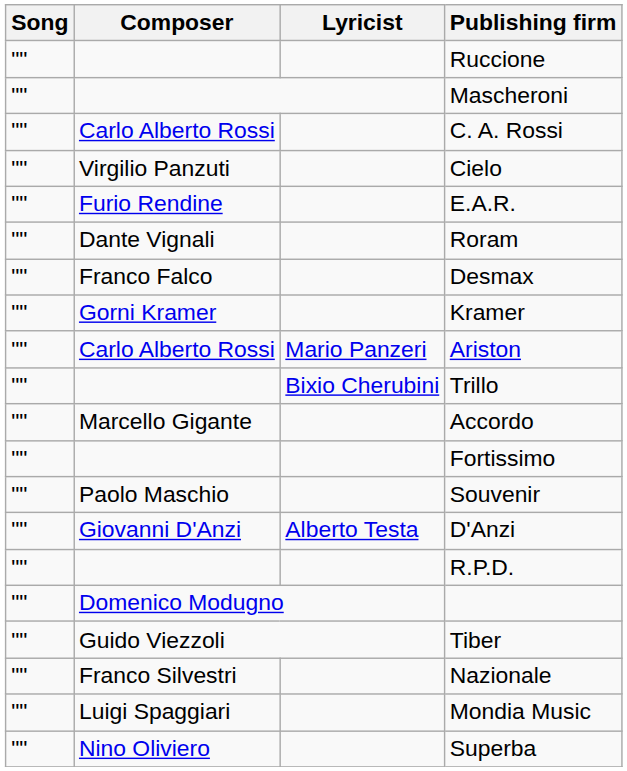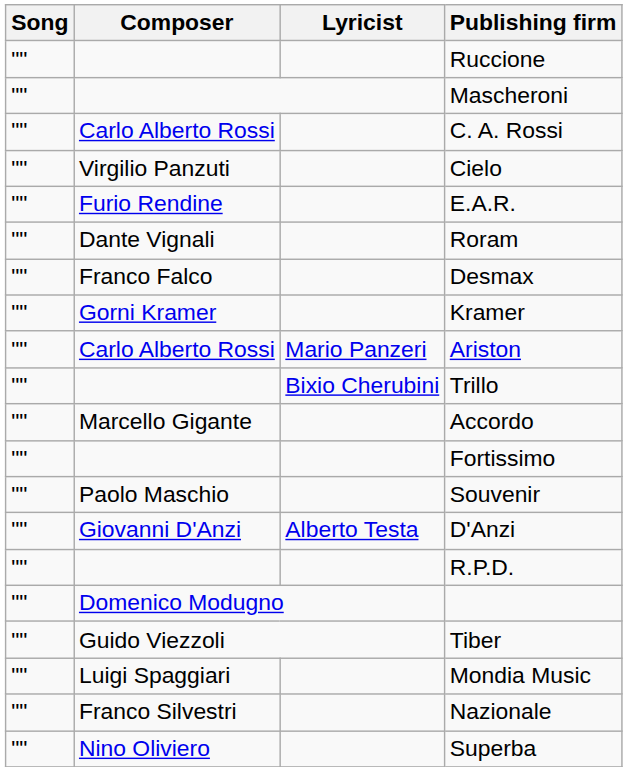rows swapped: (501, 675) <-> (520, 712)
